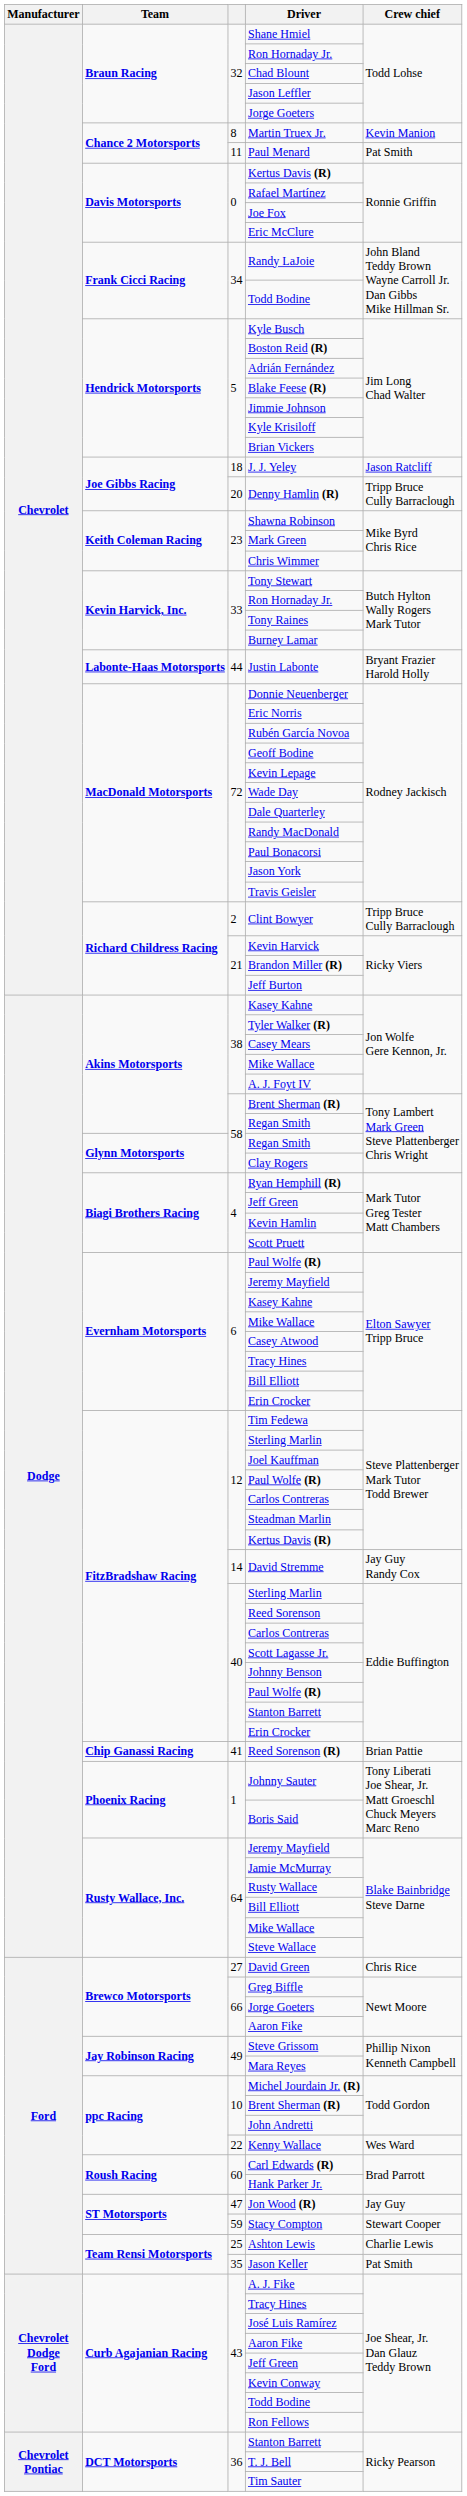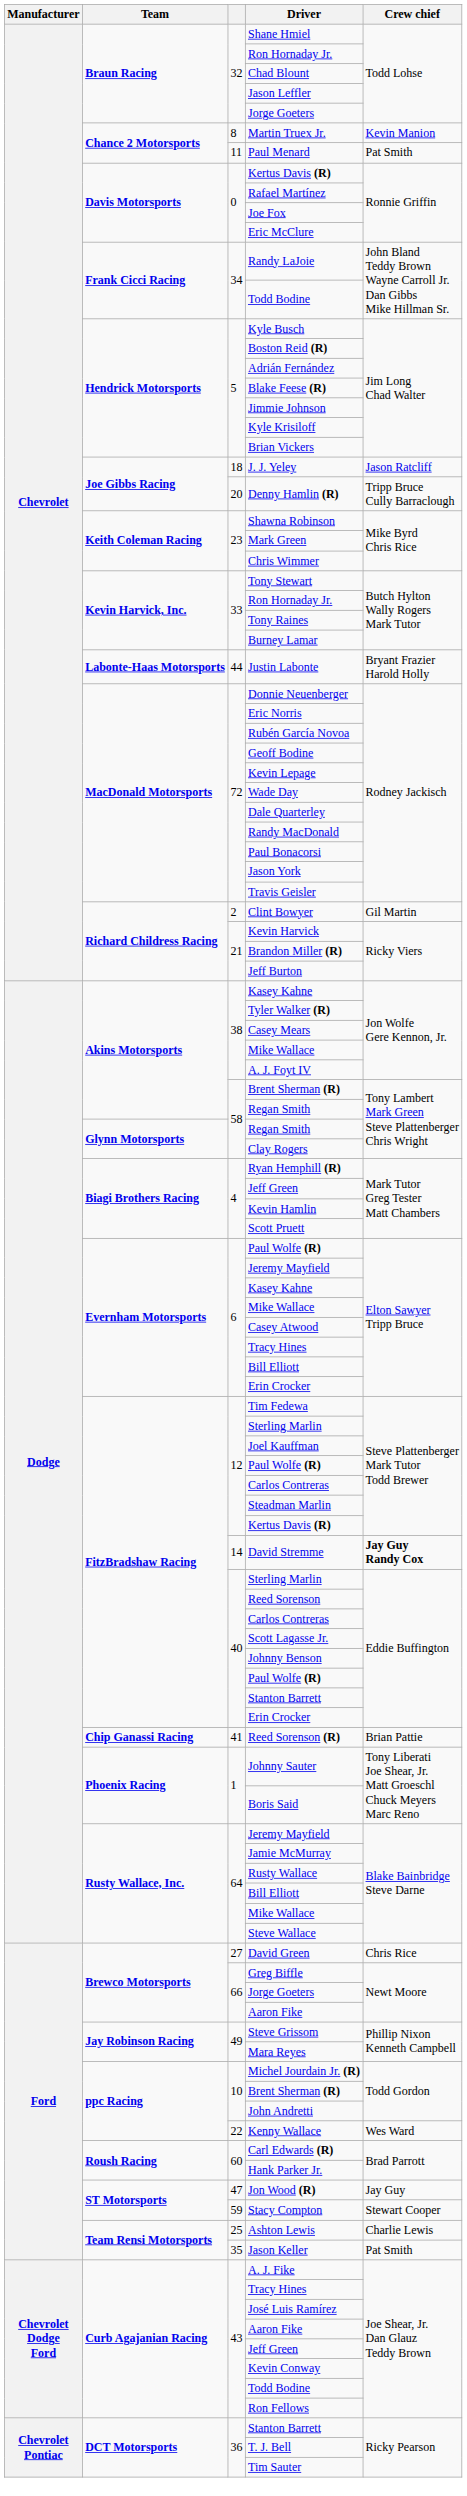(410, 918) Tripp Bruce Cully Barraclough -> (391, 911) Gil Martin
(393, 1566) normal -> (394, 1552) bold
